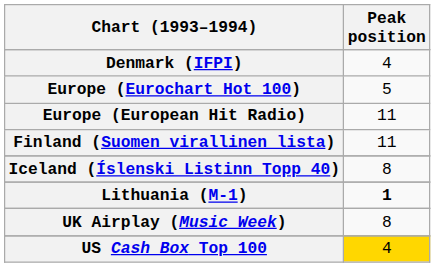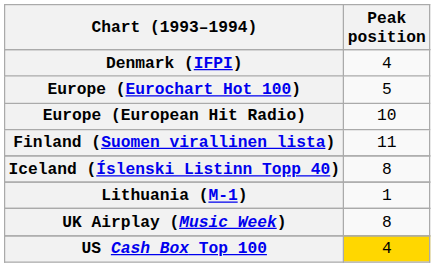(387, 116) 11 -> (387, 116) 10
(387, 196) bold -> (387, 196) normal
